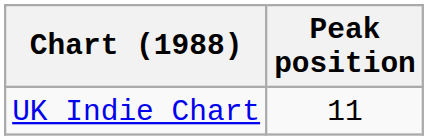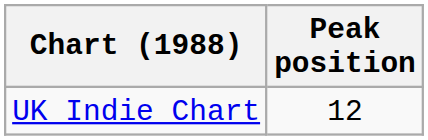(345, 111) 11 -> (345, 111) 12
